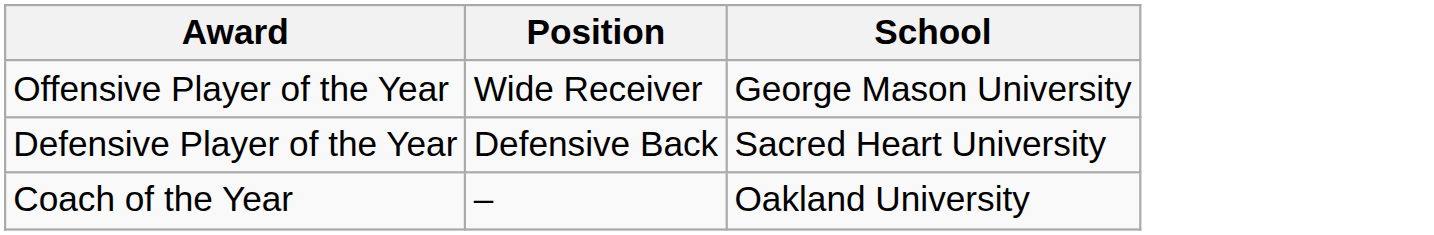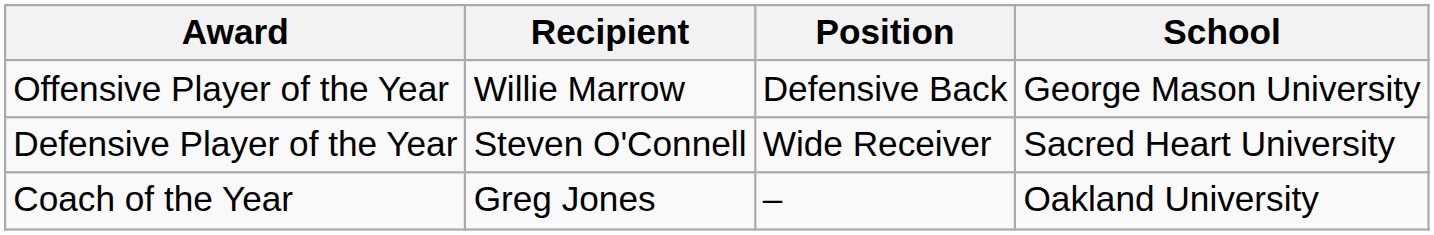+ column: (610, 32)
(588, 88) Wide Receiver -> (885, 88) Defensive Back
(596, 144) Defensive Back -> (877, 144) Wide Receiver
